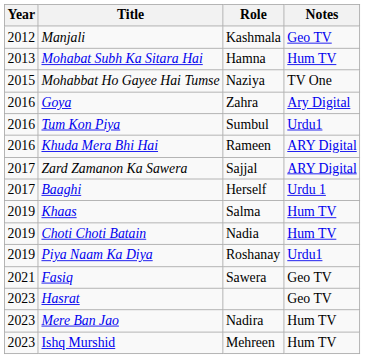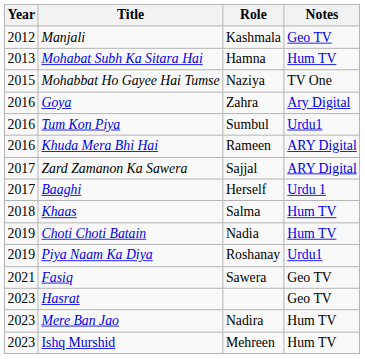(21, 211) 2019 -> (21, 211) 2018
